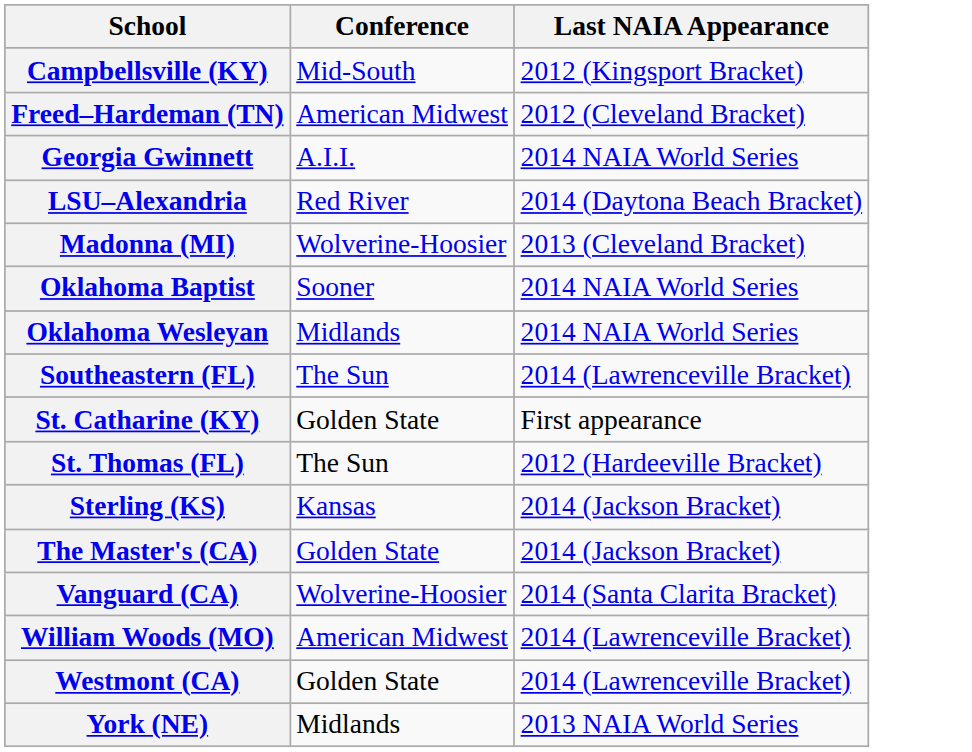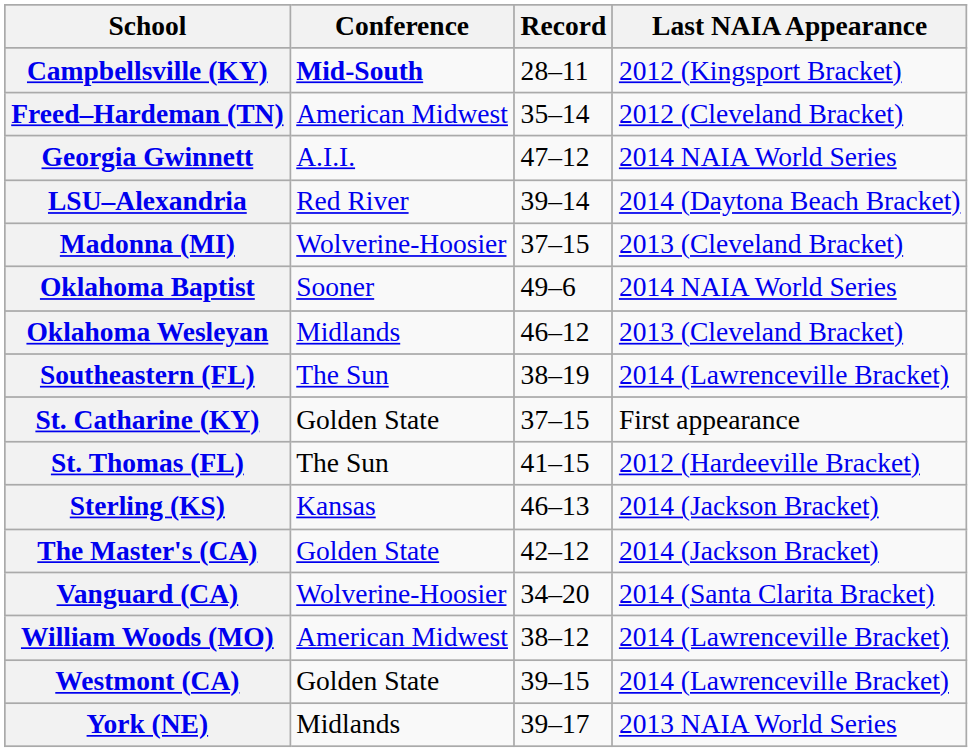+ column: (563, 26)
(356, 69) normal -> (360, 69) bold
(660, 331) 2014 NAIA World Series -> (761, 331) 2013 (Cleveland Bracket)
